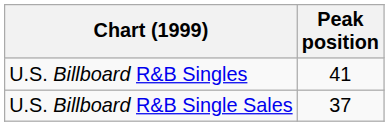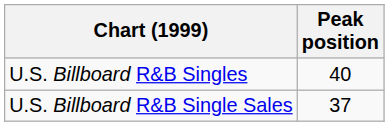(340, 74) 41 -> (340, 74) 40
